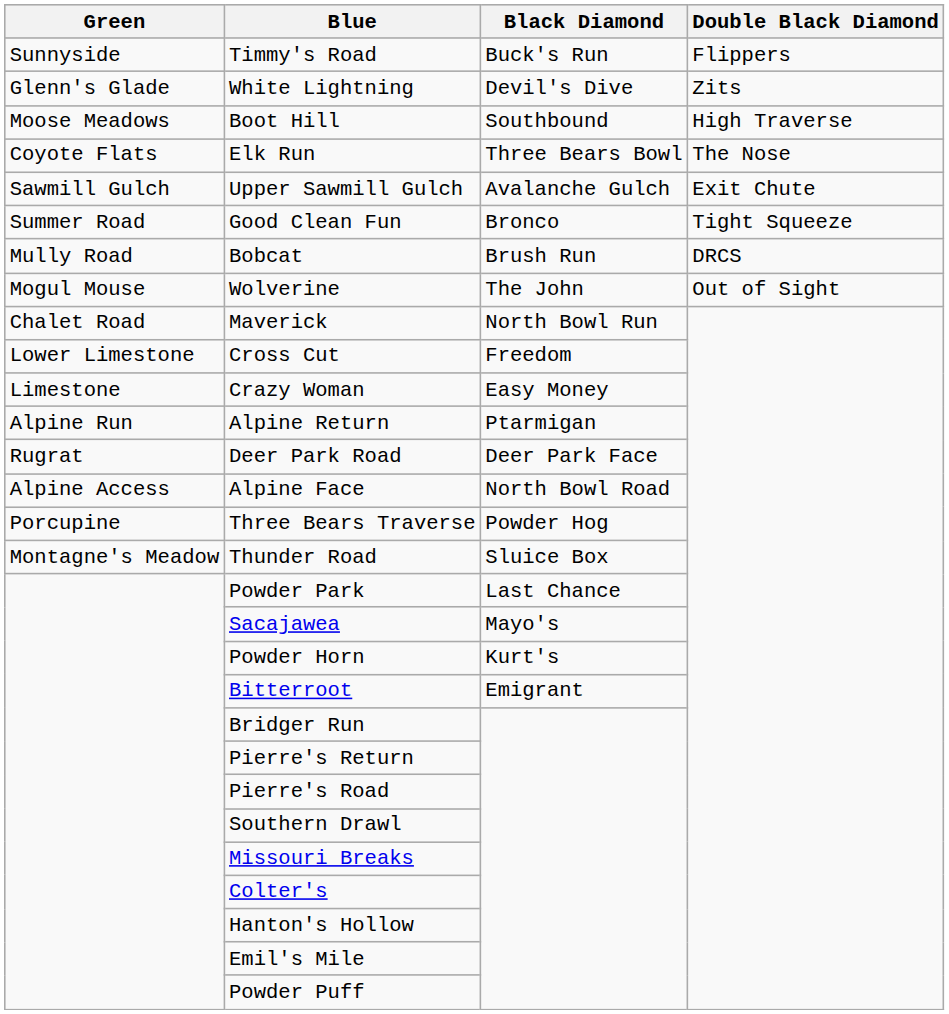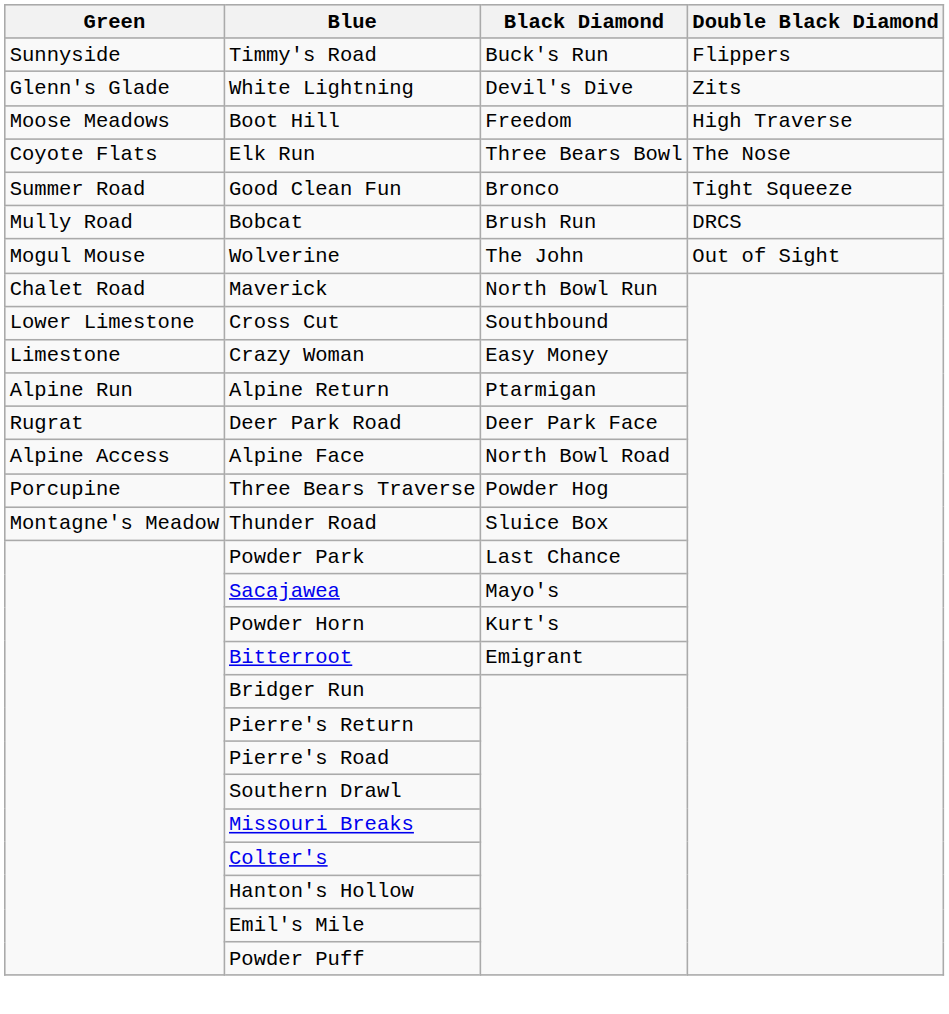(547, 122) Southbound -> (528, 122) Freedom
- row: (346, 189)
(528, 356) Freedom -> (547, 323) Southbound
